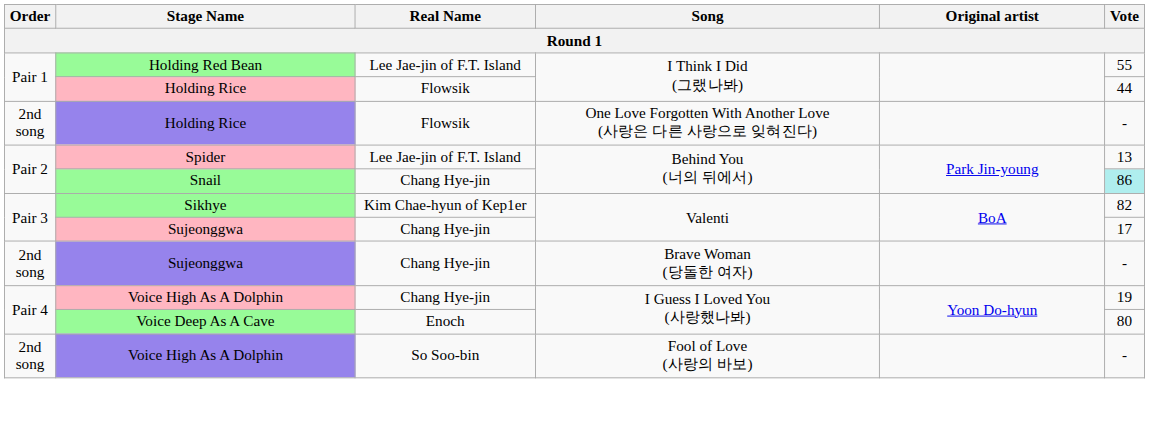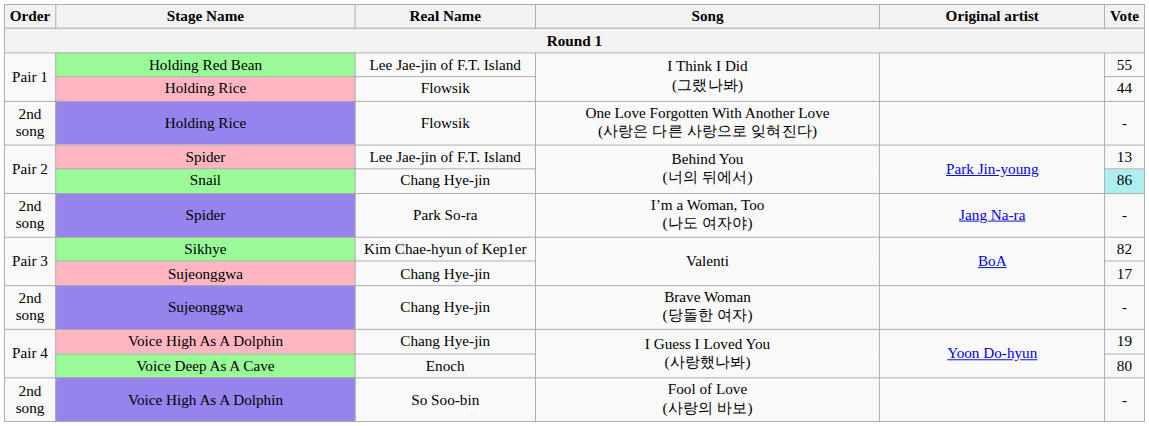+ row: (205, 215)
